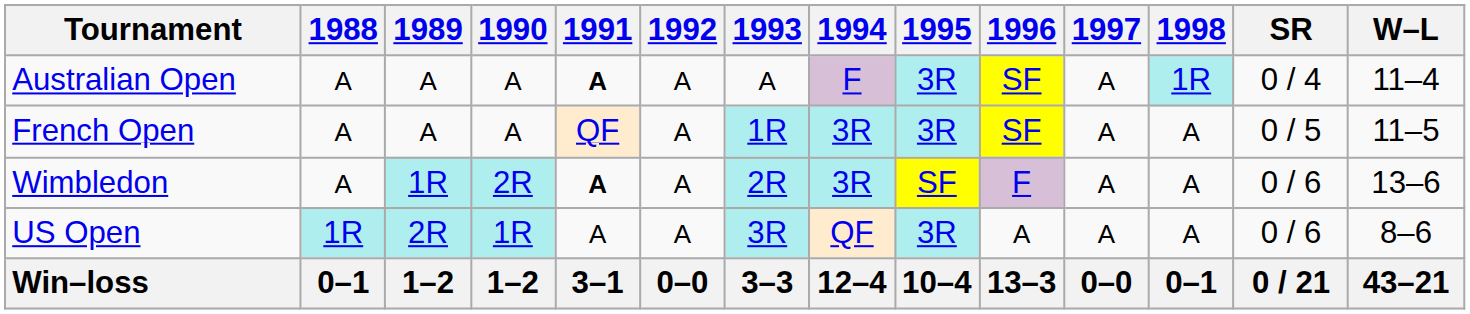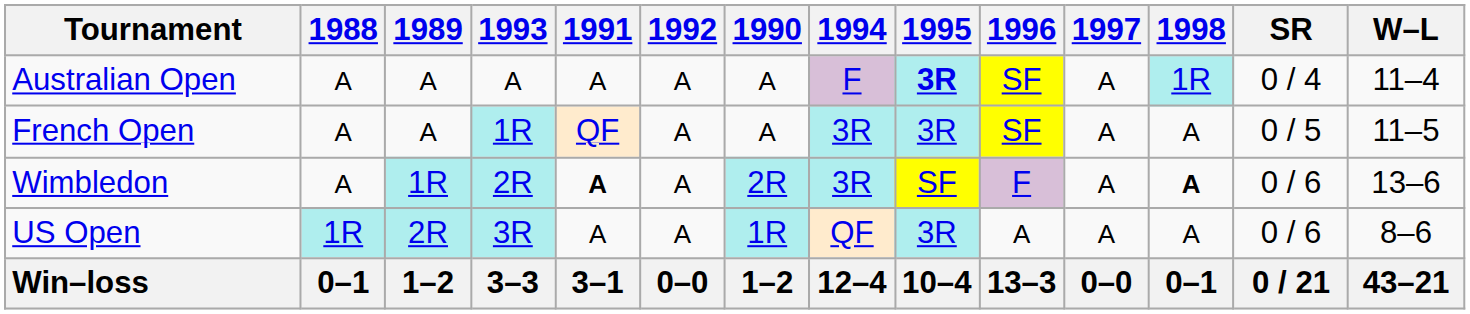columns swapped: (513, 29) <-> (767, 29)
(598, 79) bold -> (598, 81) normal
(937, 79) normal -> (937, 79) bold
(1191, 183) normal -> (1191, 181) bold
